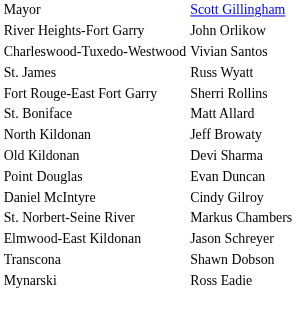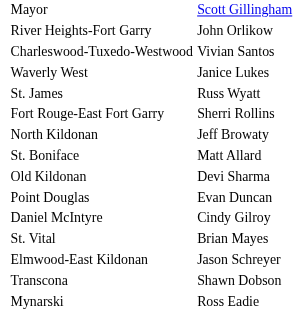+ row: (49, 72)
rows swapped: (47, 135) <-> (38, 114)
+ row: (33, 239)
- row: (69, 218)
